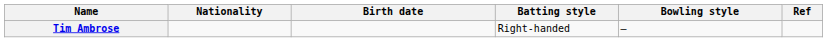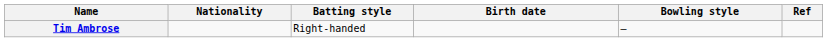columns swapped: (393, 13) <-> (557, 13)
